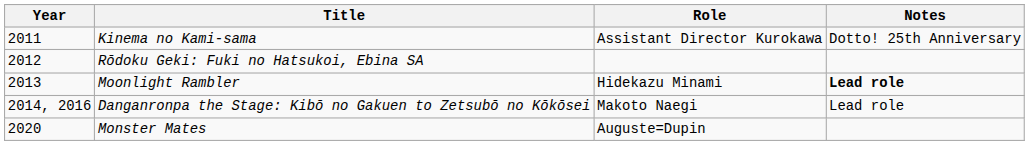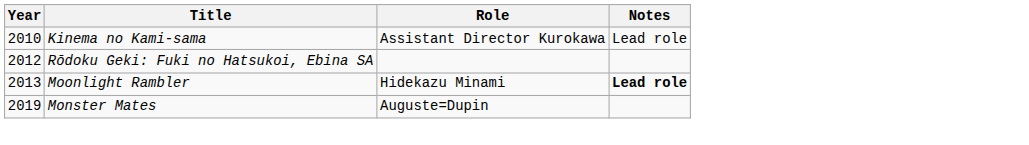(25, 39) 2011 -> (25, 39) 2010
(925, 39) Dotto! 25th Anniversary -> (650, 39) Lead role
- row: (344, 107)
(25, 129) 2020 -> (25, 107) 2019
